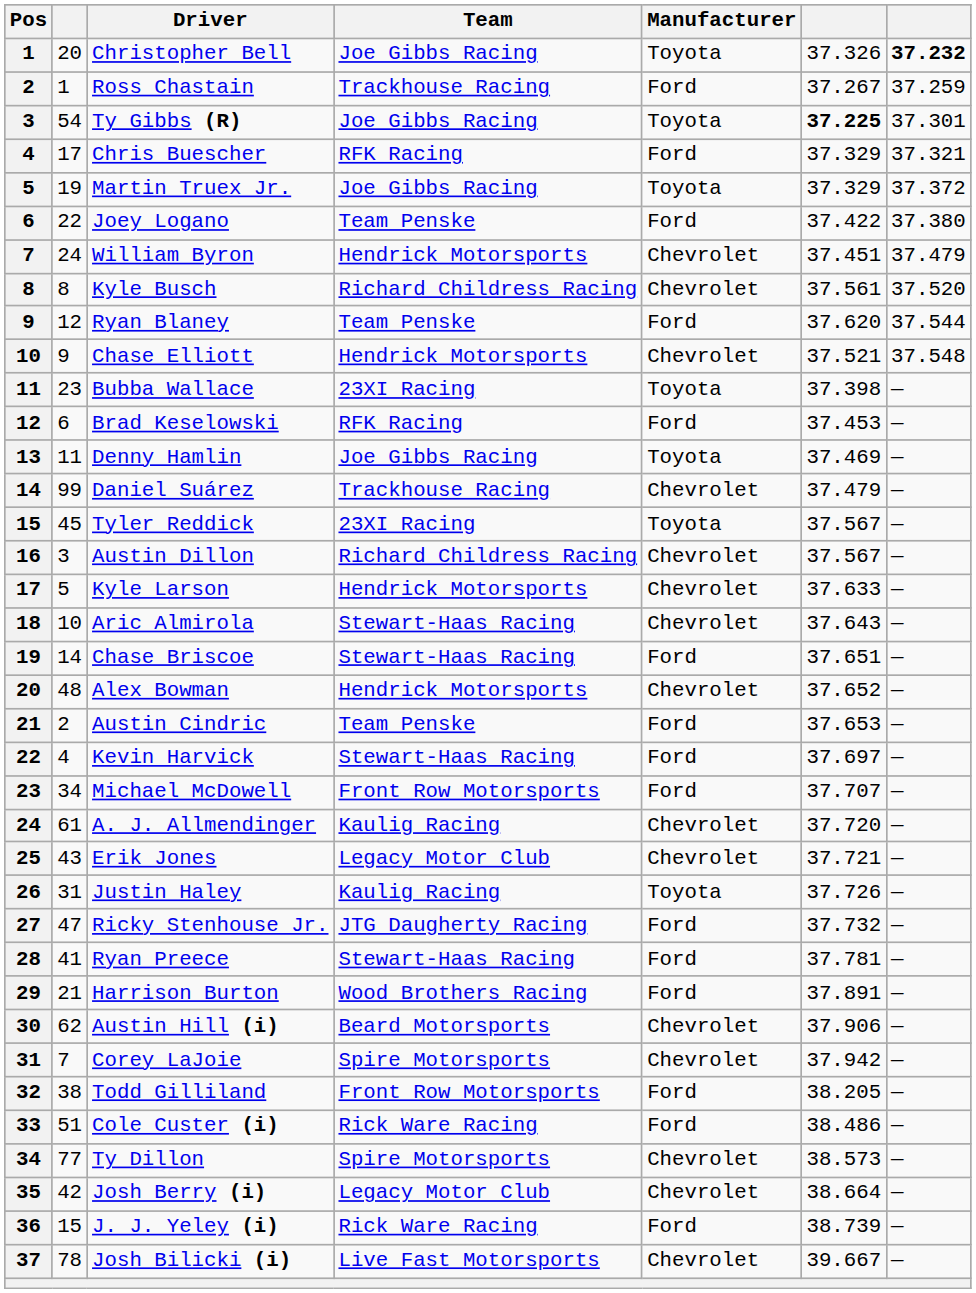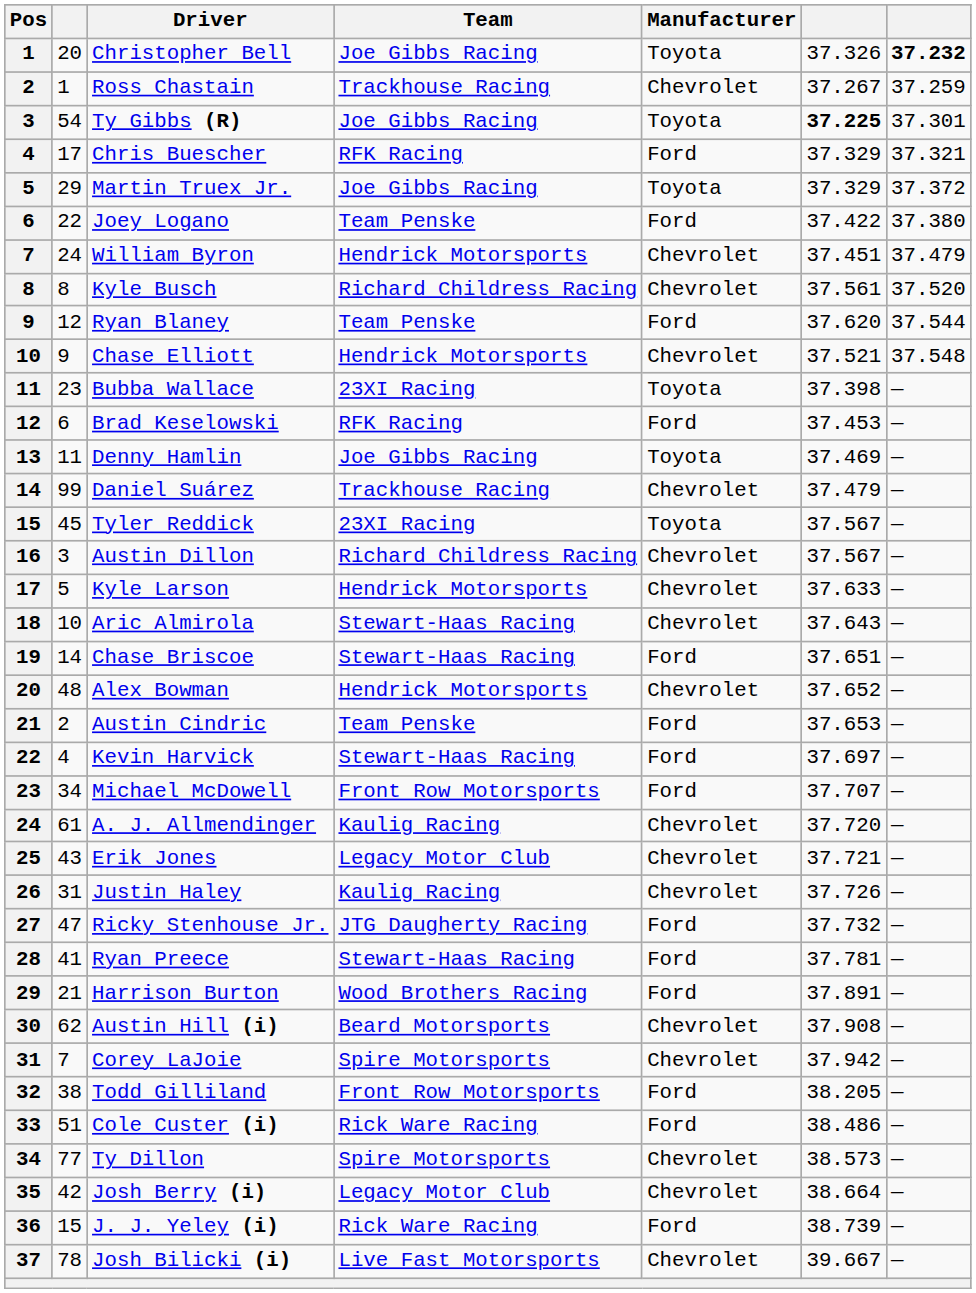(672, 89) Ford -> (703, 89) Chevrolet
(70, 189) 19 -> (70, 189) 29
(684, 893) Toyota -> (703, 893) Chevrolet
(844, 1027) 37.906 -> (844, 1027) 37.908
